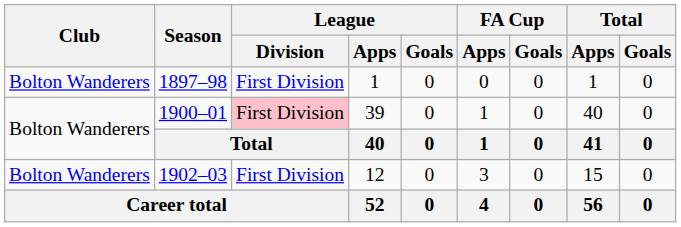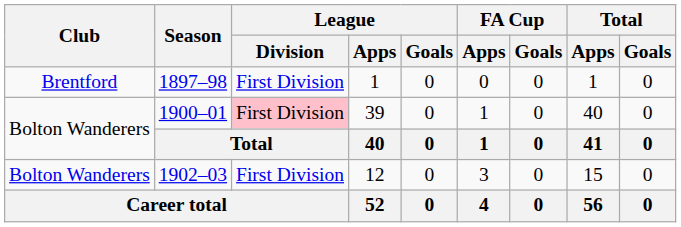(79, 81) Bolton Wanderers -> (79, 81) Brentford
